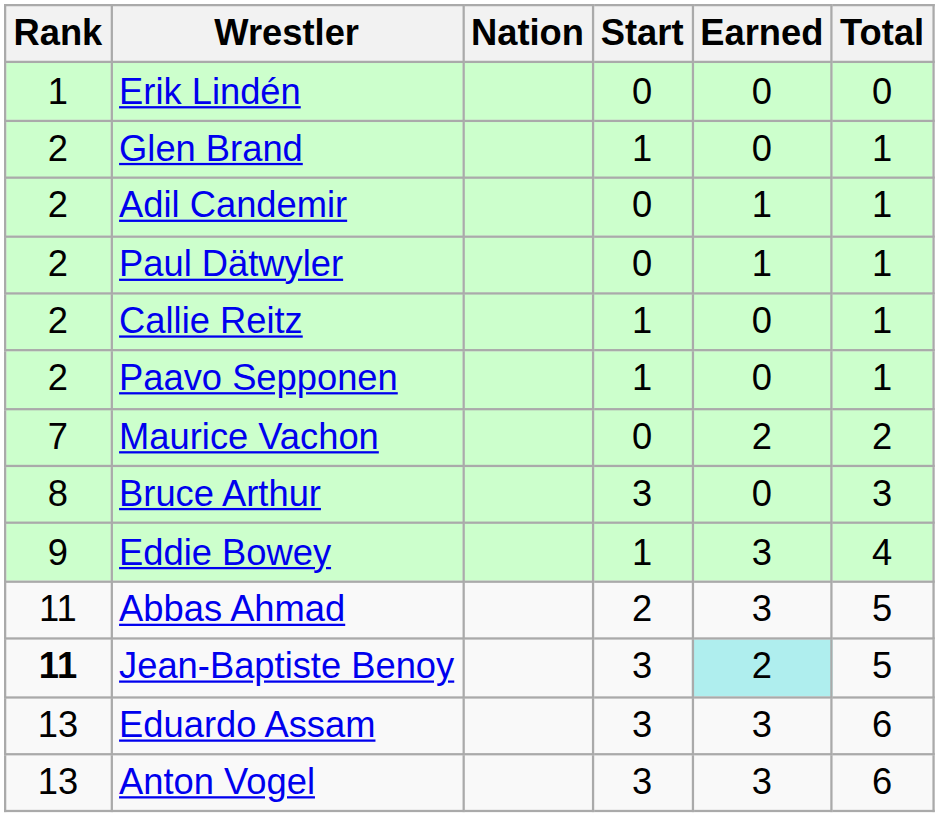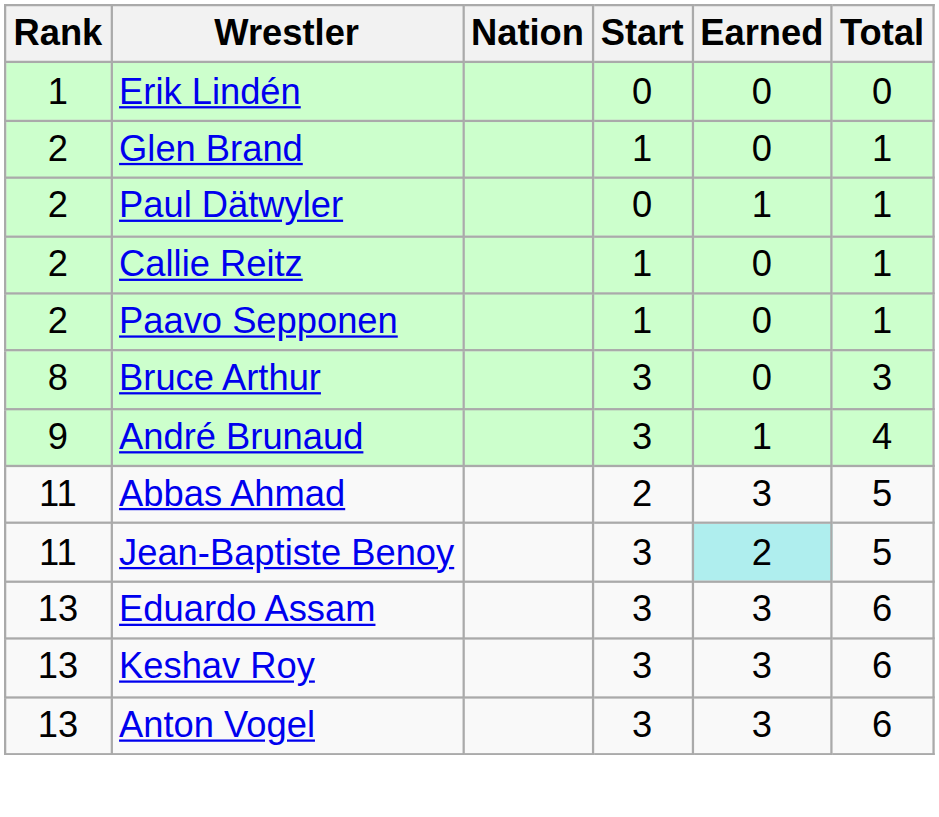- row: (233, 206)
- row: (249, 436)
- row: (225, 551)
+ row: (241, 436)
(58, 666) bold -> (58, 551) normal
+ row: (217, 666)
